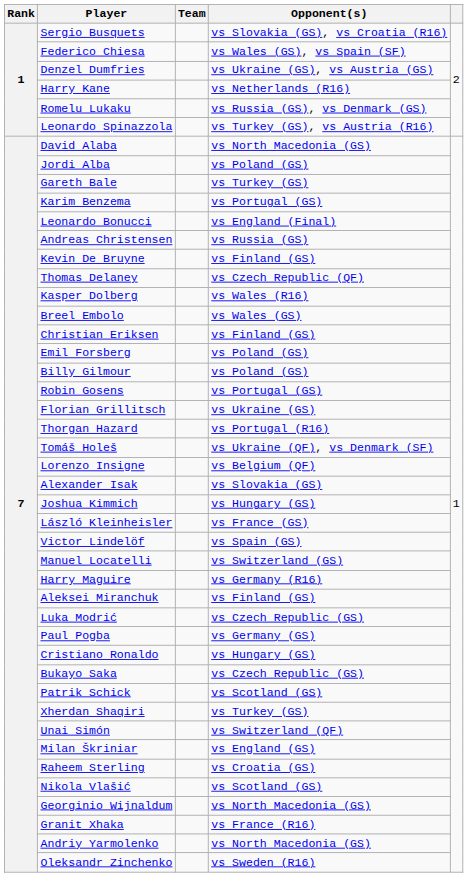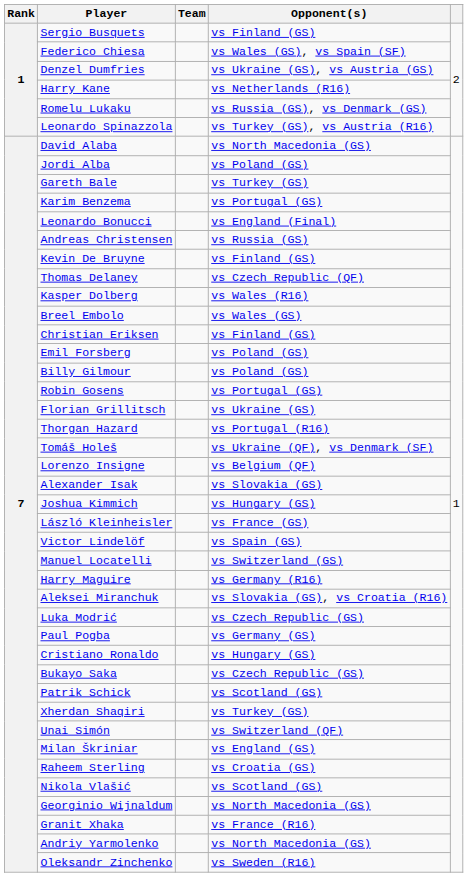(329, 33) vs Slovakia (GS), vs Croatia (R16) -> (263, 33) vs Finland (GS)
(263, 598) vs Finland (GS) -> (329, 598) vs Slovakia (GS), vs Croatia (R16)
